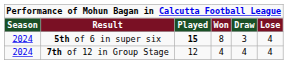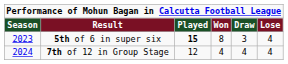(23, 39) 2024 -> (23, 39) 2023
